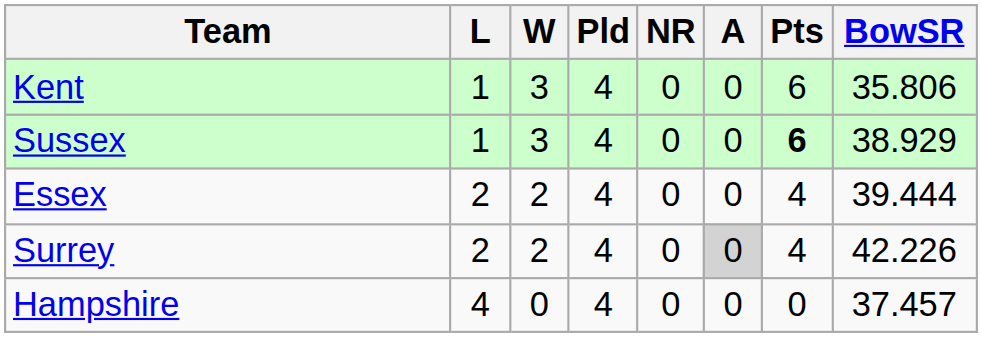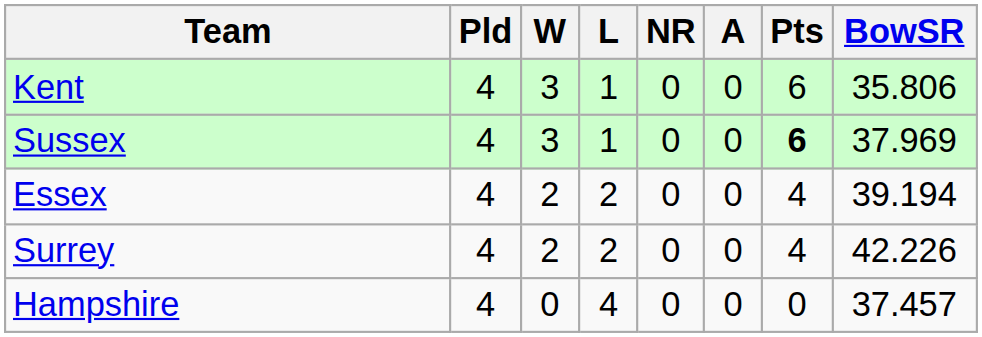columns swapped: (603, 31) <-> (480, 31)
(904, 140) 38.929 -> (904, 140) 37.969
(904, 195) 39.444 -> (904, 195) 39.194
(733, 250) lightgrey background -> (733, 250) no background
